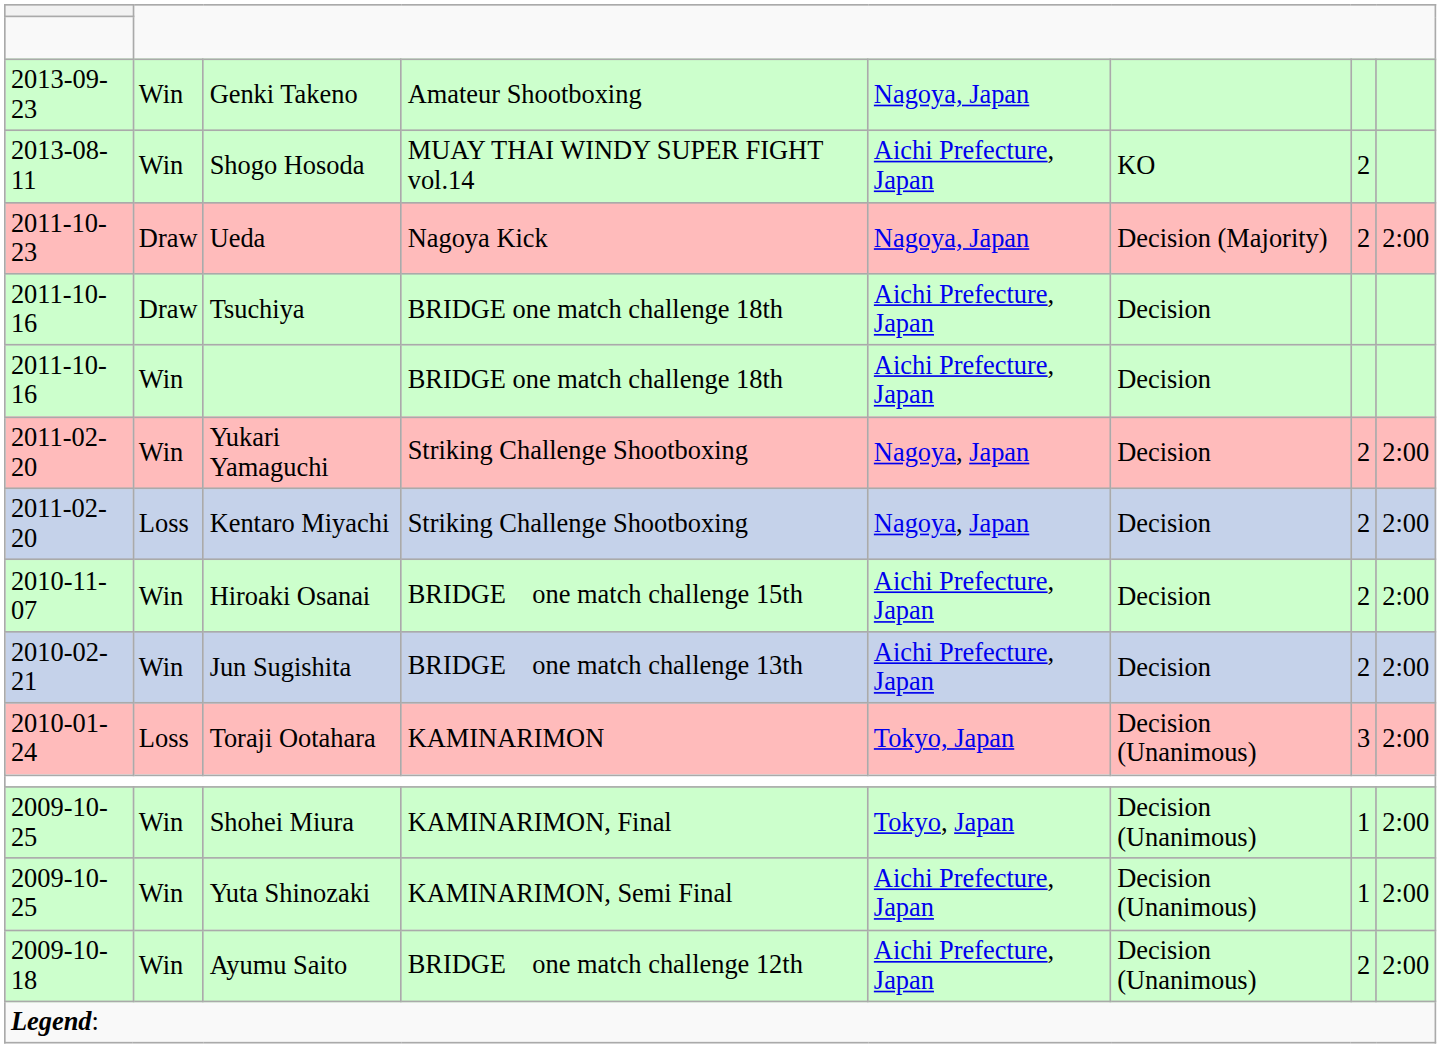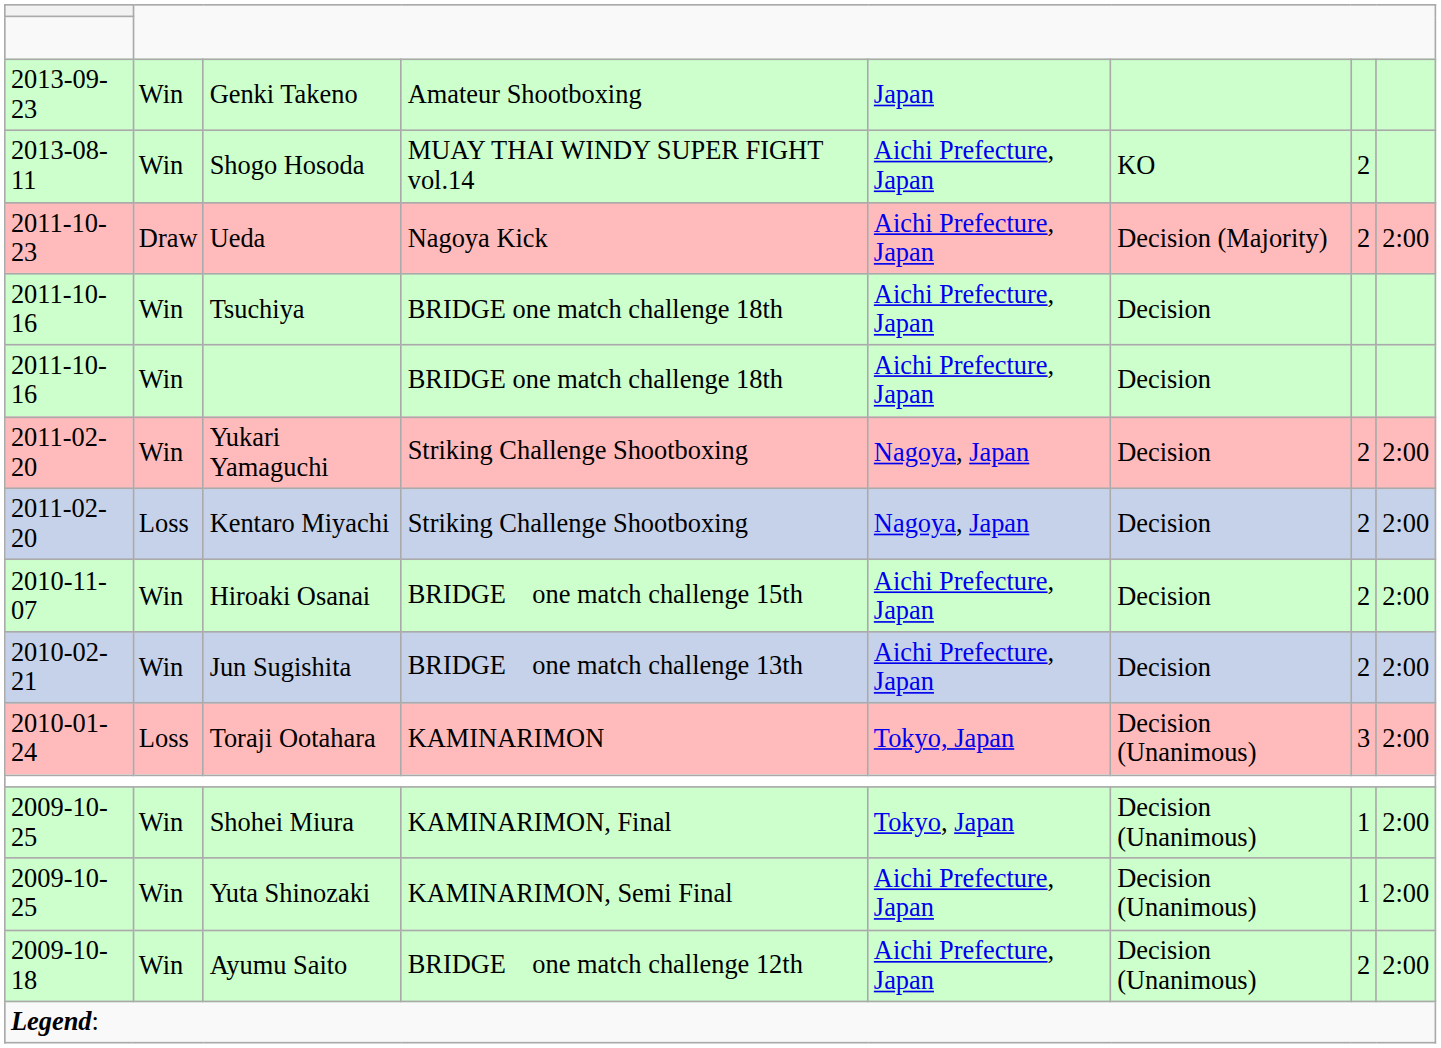(952, 94) Nagoya, Japan -> (904, 94) Japan
(952, 237) Nagoya, Japan -> (964, 237) Aichi Prefecture, Japan
(168, 309) Draw -> (161, 309) Win
